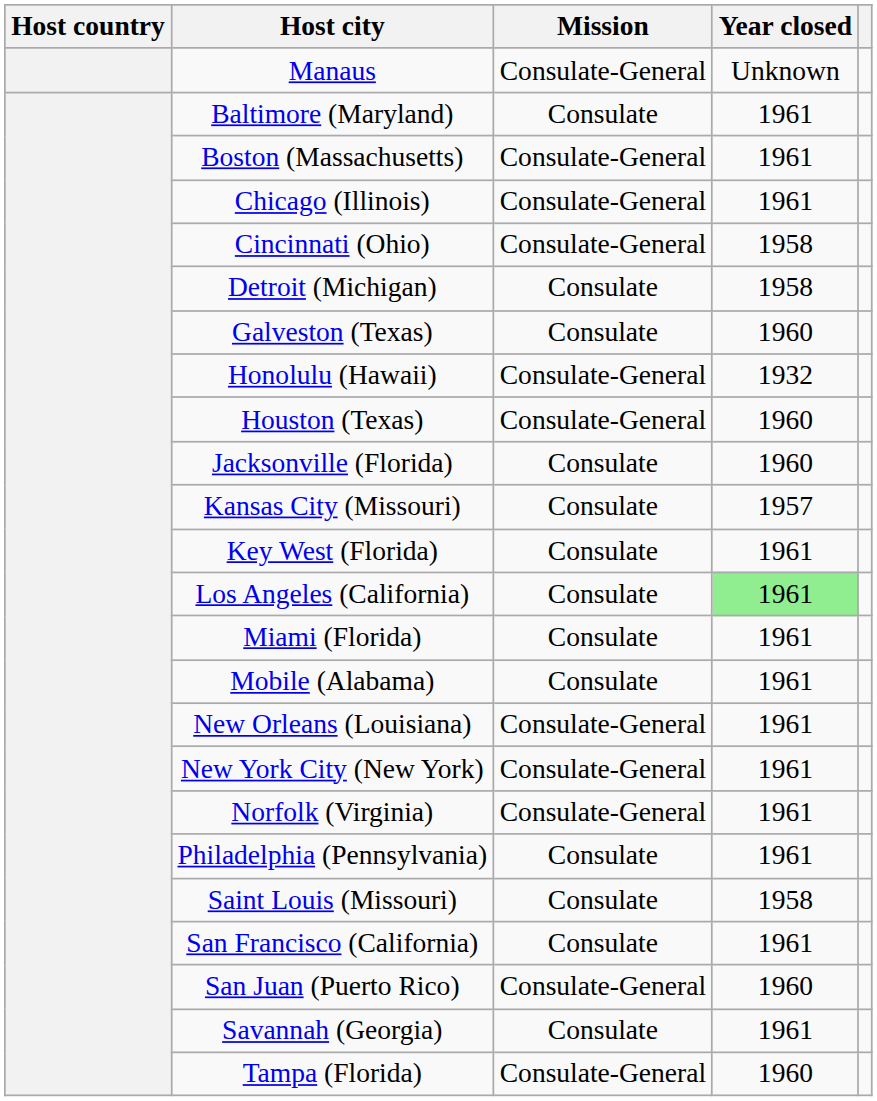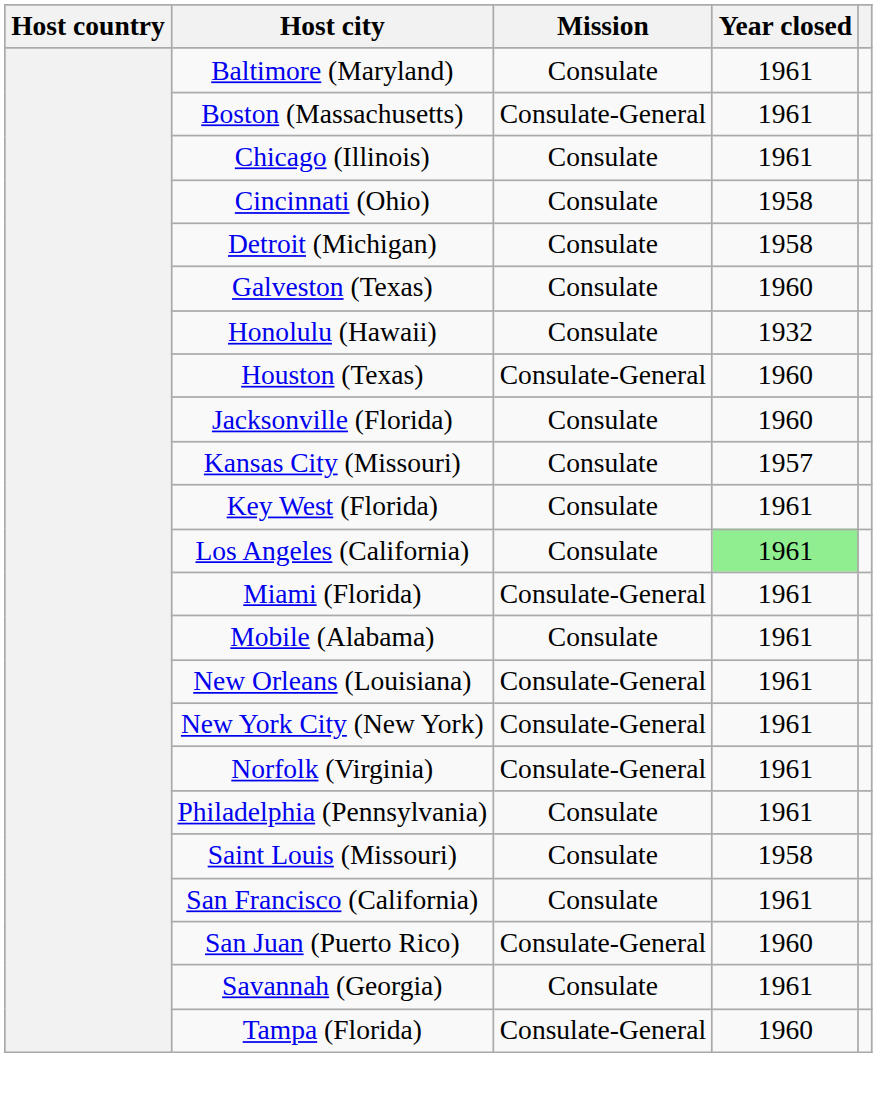- row: (332, 69)
(603, 200) Consulate-General -> (603, 157) Consulate
(603, 244) Consulate-General -> (603, 200) Consulate
(603, 375) Consulate-General -> (603, 331) Consulate
(603, 637) Consulate -> (603, 593) Consulate-General
